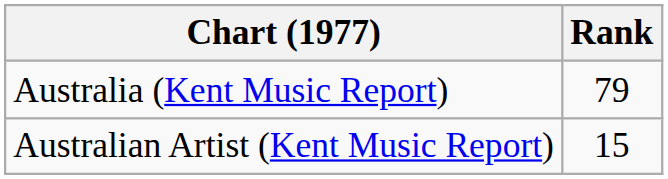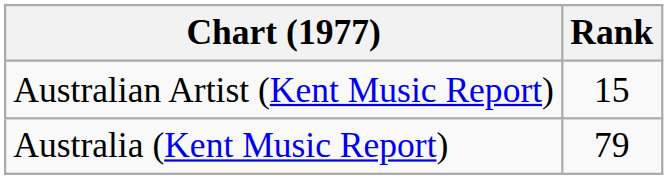rows swapped: (231, 88) <-> (284, 145)
